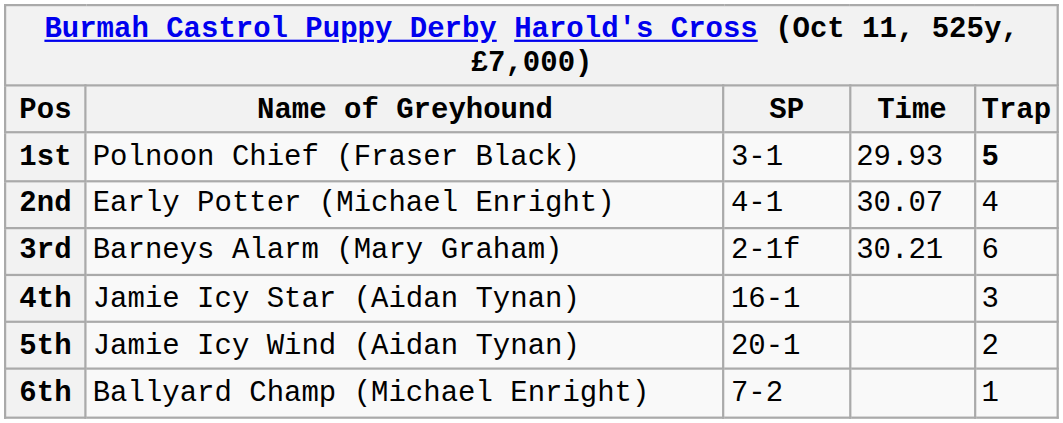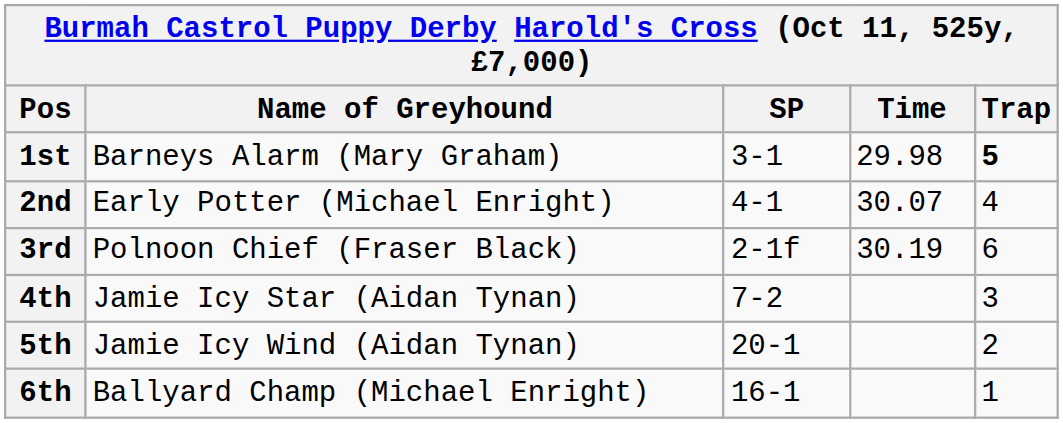(336, 157) Polnoon Chief (Fraser Black) -> (328, 157) Barneys Alarm (Mary Graham)
(900, 157) 29.93 -> (900, 157) 29.98
(328, 251) Barneys Alarm (Mary Graham) -> (336, 251) Polnoon Chief (Fraser Black)
(900, 251) 30.21 -> (900, 251) 30.19
(766, 298) 16-1 -> (757, 298) 7-2
(757, 393) 7-2 -> (766, 393) 16-1
